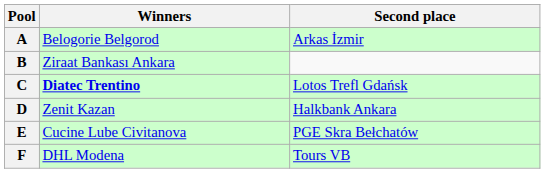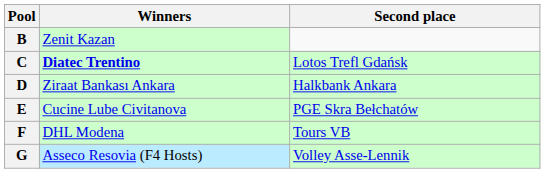- row: (22, 39)
(109, 62) Ziraat Bankası Ankara -> (79, 39) Zenit Kazan
(79, 109) Zenit Kazan -> (109, 86) Ziraat Bankası Ankara
+ row: (22, 156)
